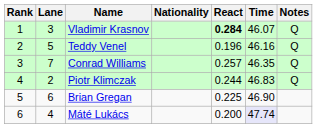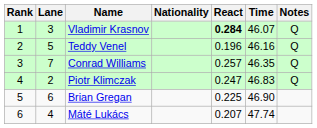(228, 81) 0.244 -> (228, 81) 0.247
(228, 115) 0.200 -> (228, 115) 0.207
(261, 115) lavender background -> (261, 115) no background
